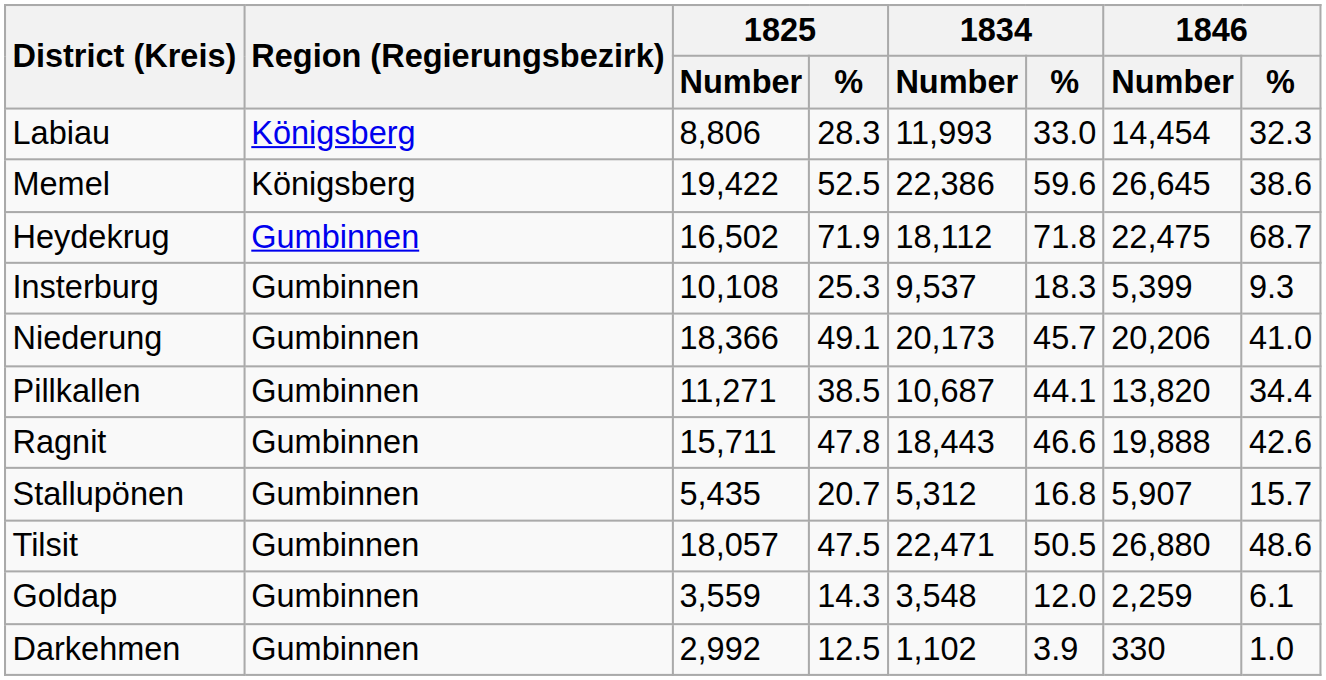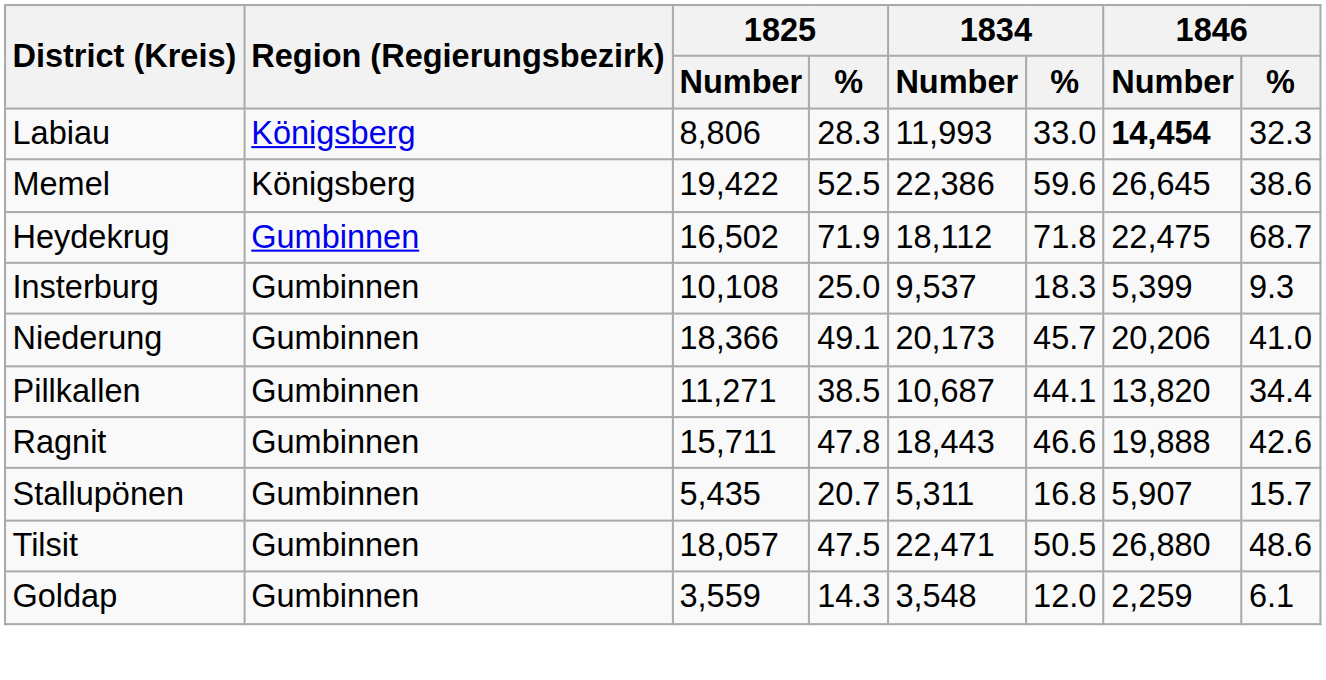(1161, 133) normal -> (1161, 133) bold
(849, 287) 25.3 -> (849, 287) 25.0
(936, 493) 5,312 -> (935, 493) 5,311
- row: (96, 648)
